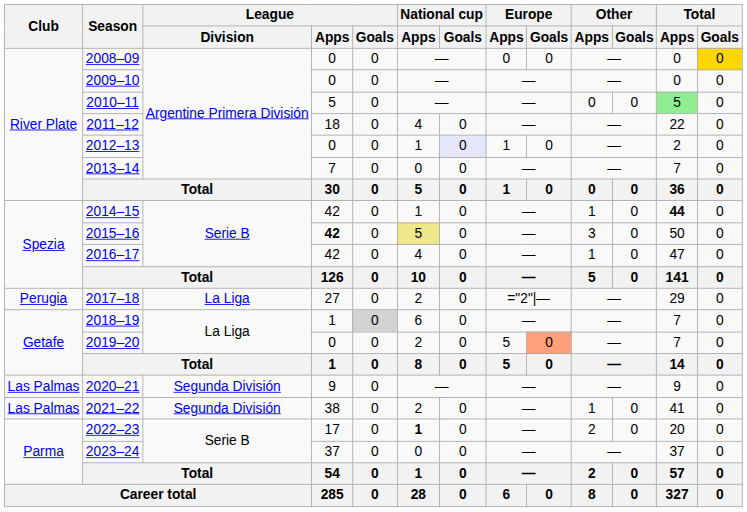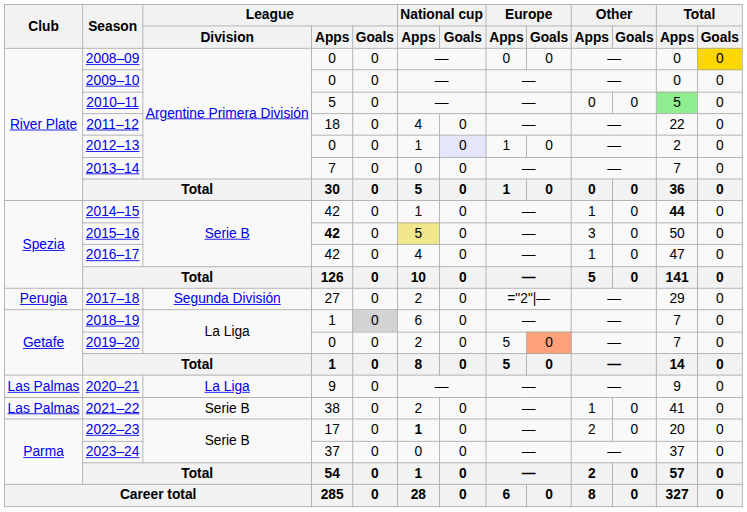(227, 299) La Liga -> (227, 299) Segunda División
(227, 386) Segunda División -> (227, 386) La Liga
(227, 408) Segunda División -> (227, 408) Serie B
